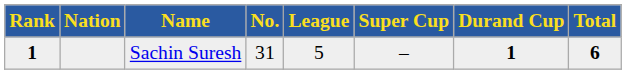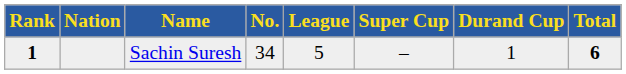(265, 53) 31 -> (265, 53) 34
(511, 53) bold -> (511, 53) normal
